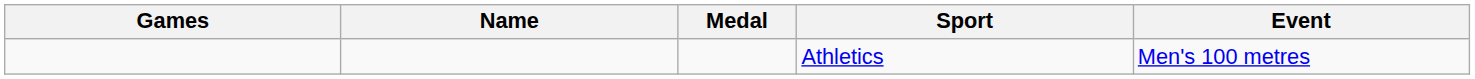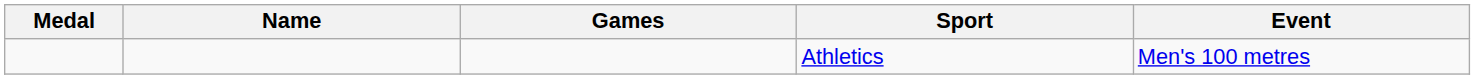columns swapped: (737, 21) <-> (173, 21)
